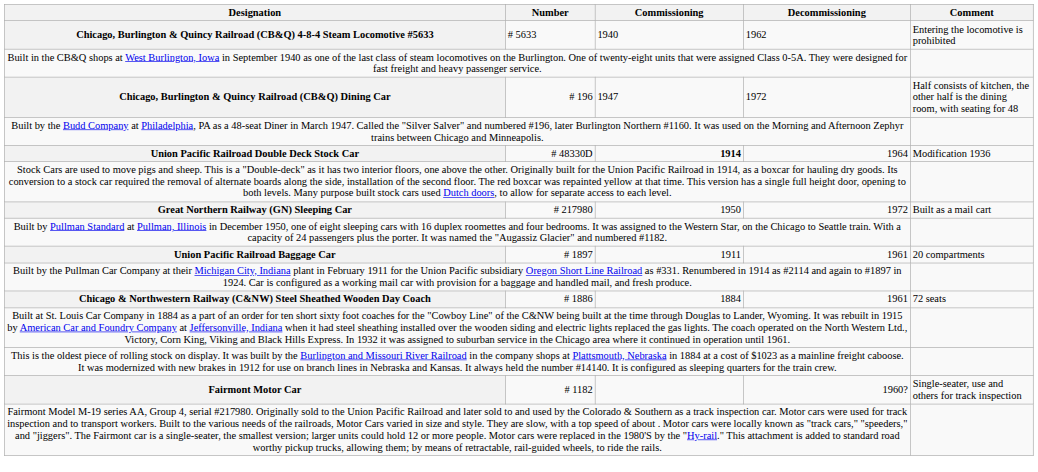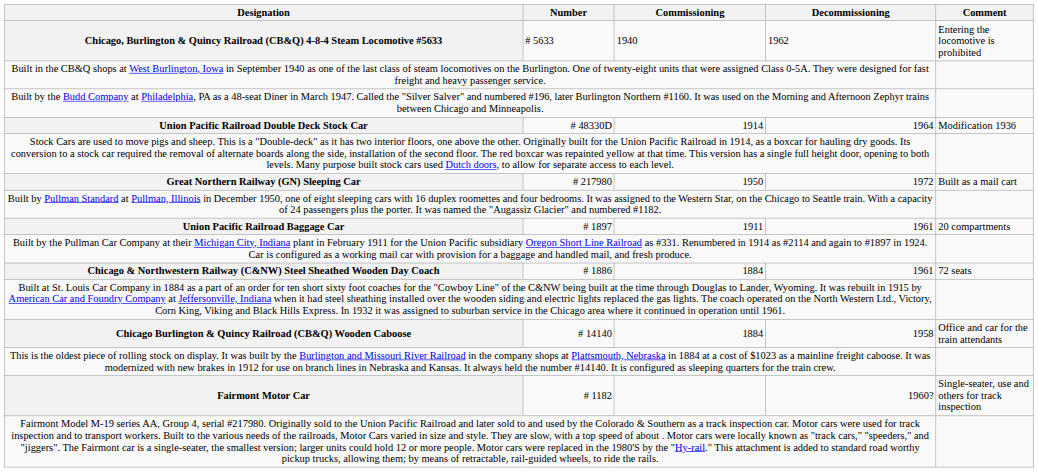- row: (255, 97)
(731, 153) bold -> (753, 125) normal
+ row: (264, 333)
